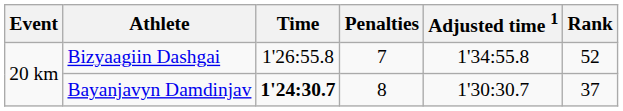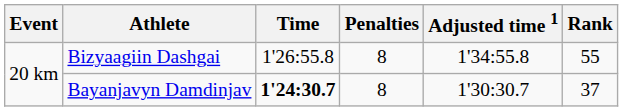(382, 58) 7 -> (382, 58) 8
(590, 58) 52 -> (590, 58) 55
